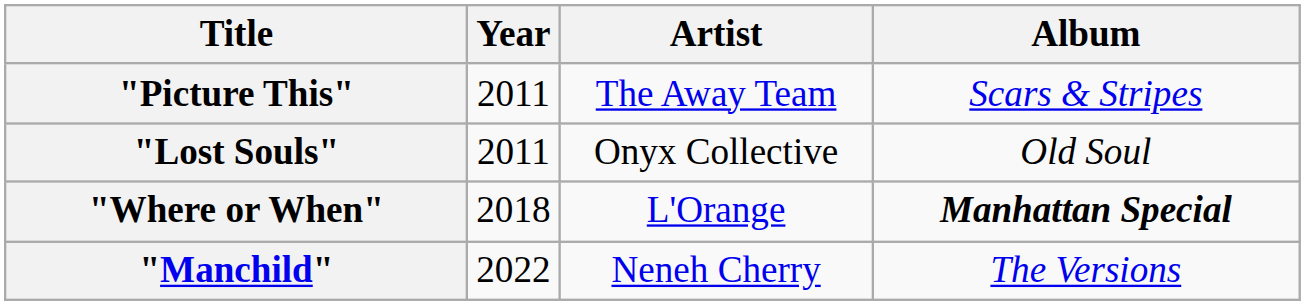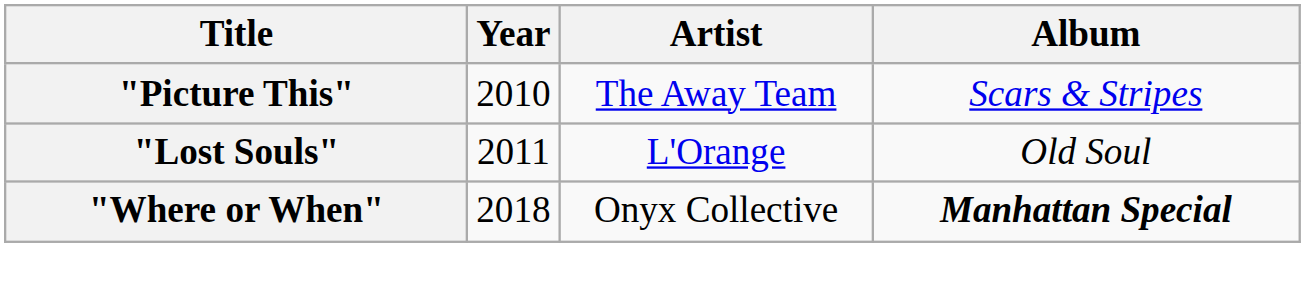(513, 92) 2011 -> (513, 92) 2010
(716, 151) Onyx Collective -> (716, 151) L'Orange
(716, 210) L'Orange -> (716, 210) Onyx Collective
- row: (236, 269)
